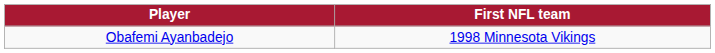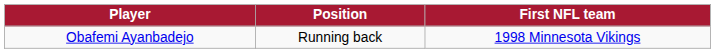+ column: (340, 15)
